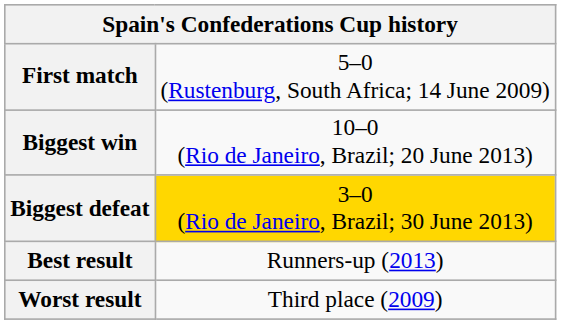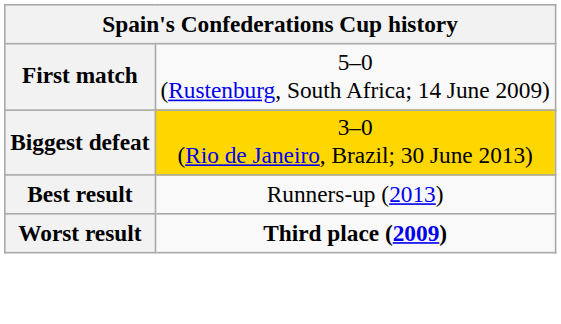- row: (80, 142)
(355, 299) normal -> (355, 233) bold
